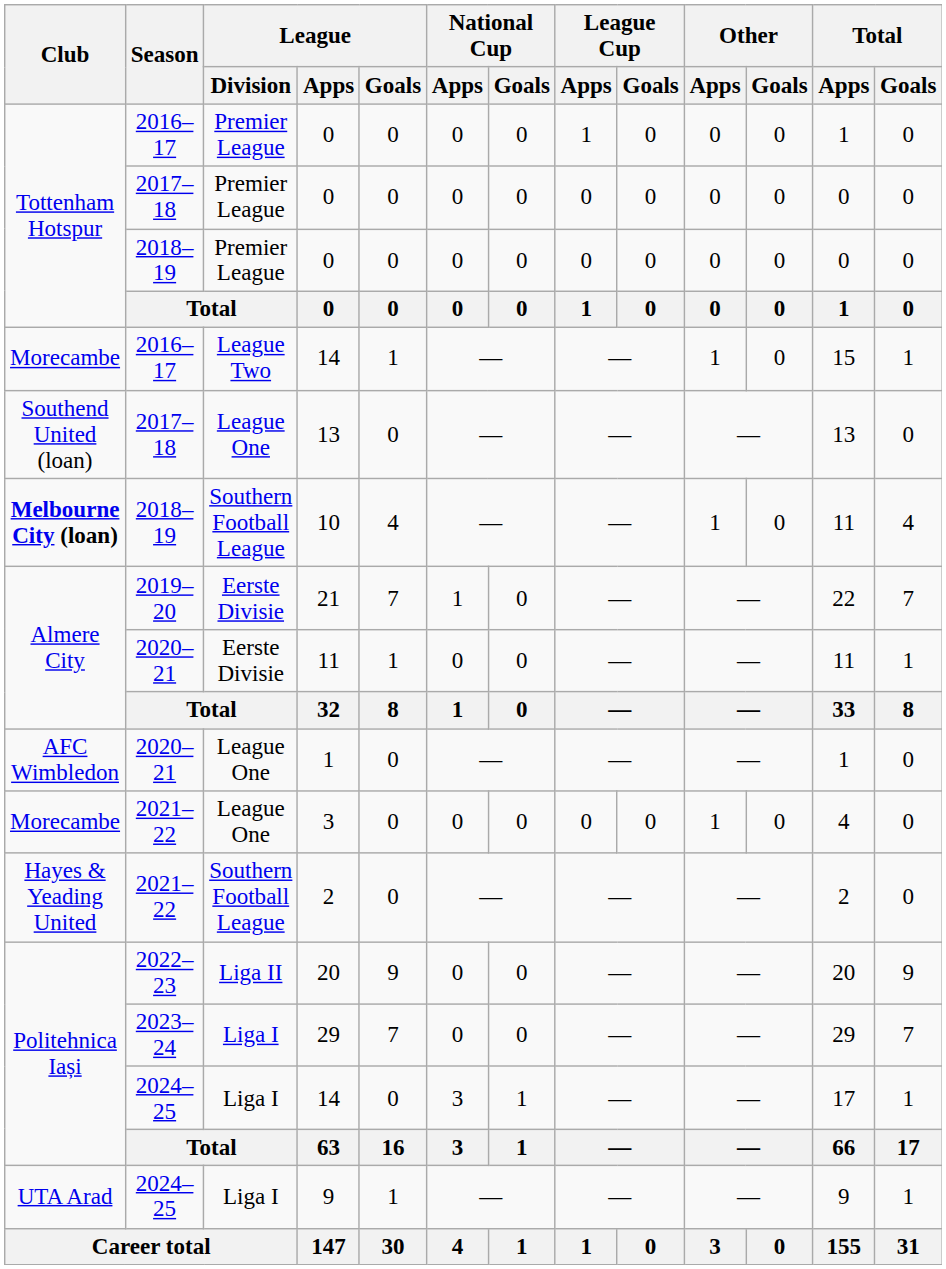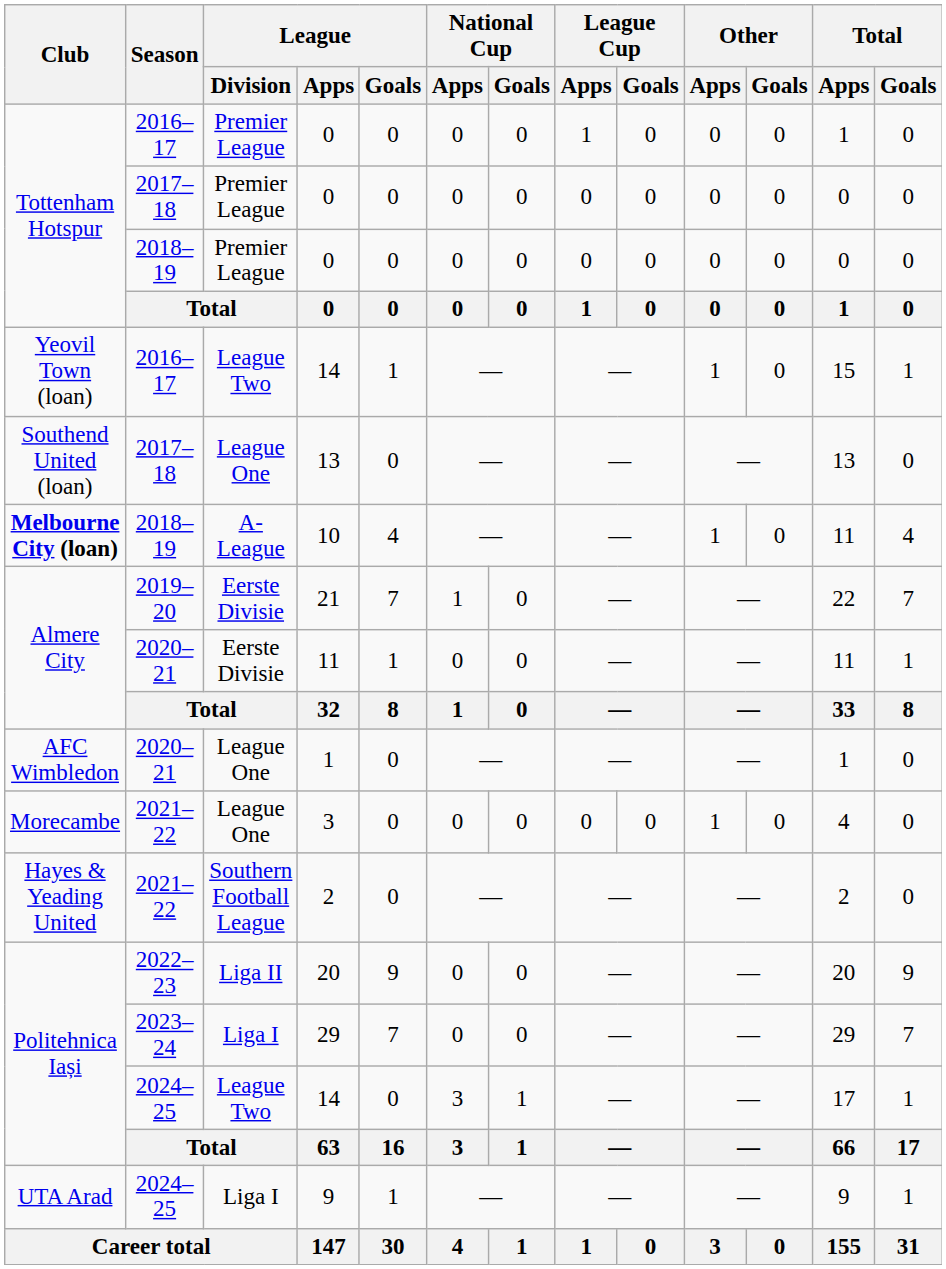(65, 358) Morecambe -> (65, 371) Yeovil Town (loan)
(251, 522) Southern Football League -> (251, 535) A-League
(251, 1097) Liga I -> (251, 1097) League Two
